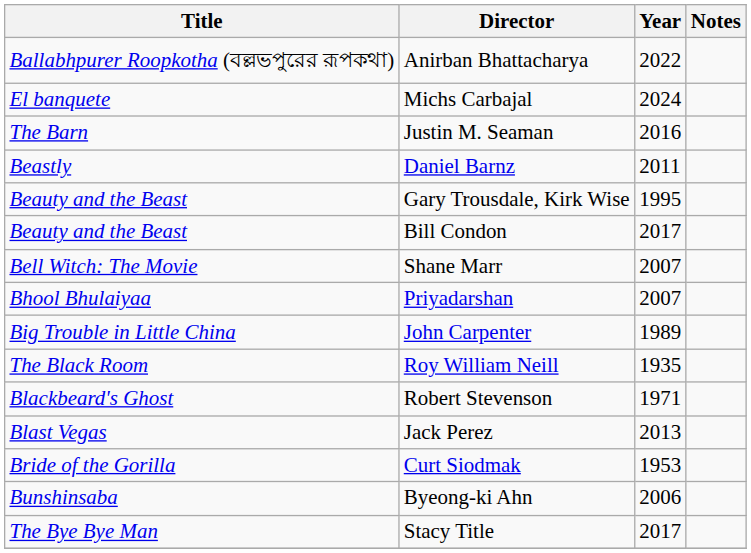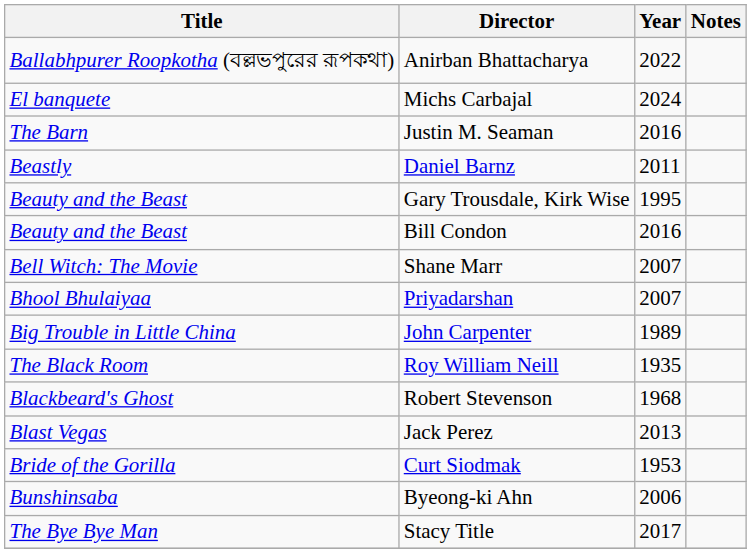(660, 232) 2017 -> (660, 232) 2016
(660, 398) 1971 -> (660, 398) 1968
